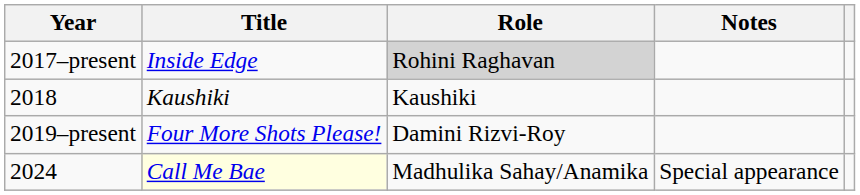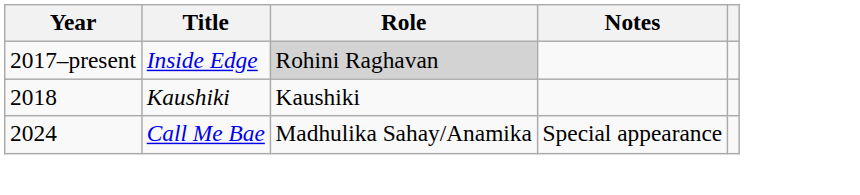- row: (73, 134)
(206, 171) lightyellow background -> (206, 134) no background
